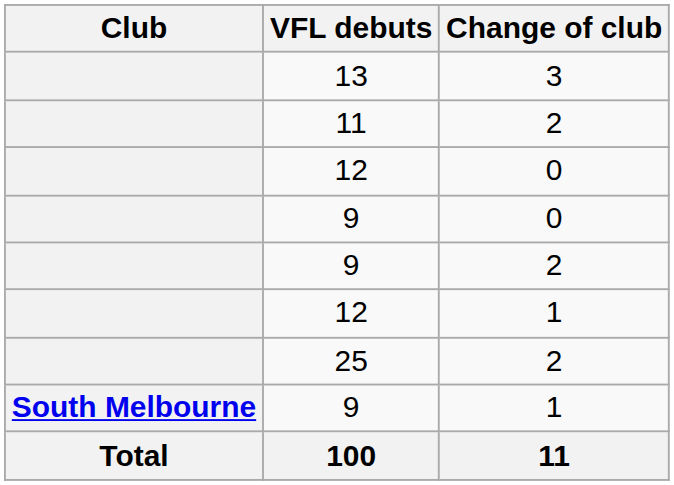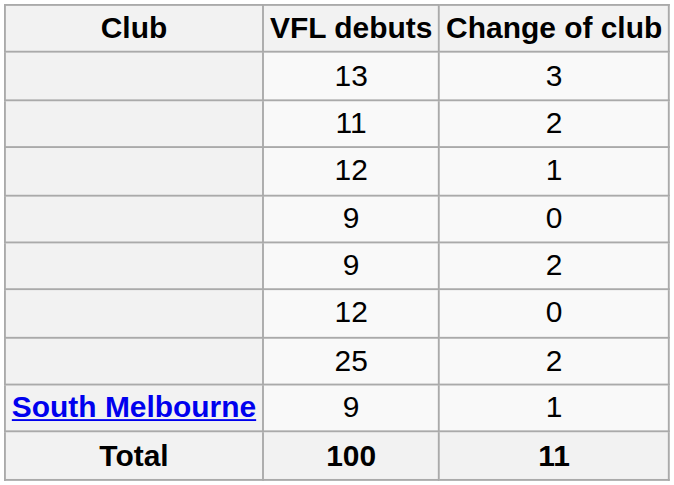rows swapped: (351, 170) <-> (351, 312)
